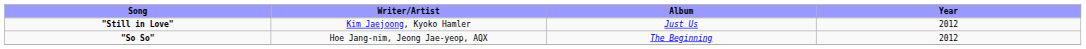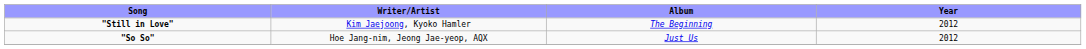(681, 24) Just Us -> (681, 24) The Beginning
(681, 38) The Beginning -> (681, 38) Just Us
